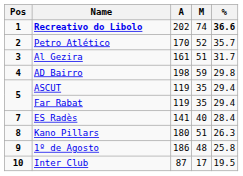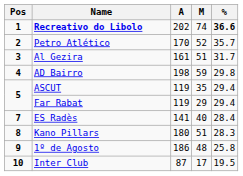(201, 102) 35 -> (201, 102) 29
(224, 133) 26.3 -> (224, 133) 28.3
